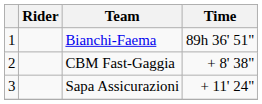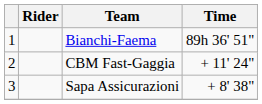(231, 63) + 8' 38" -> (227, 63) + 11' 24"
(227, 87) + 11' 24" -> (231, 87) + 8' 38"
